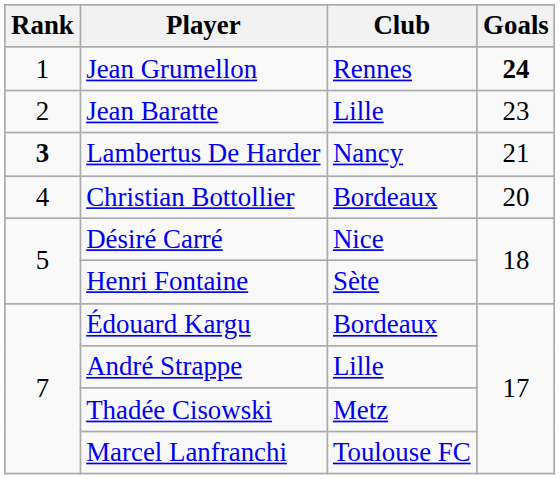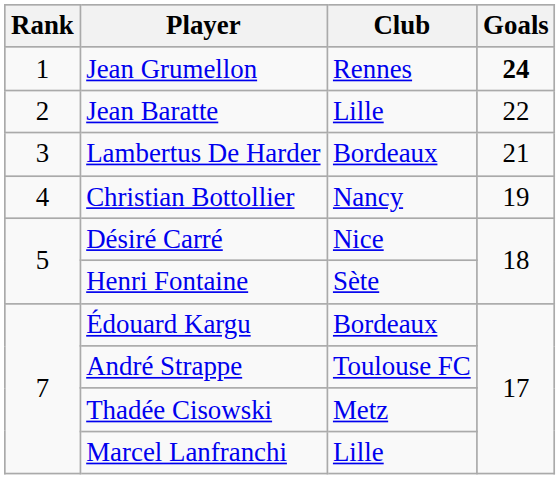(516, 111) 23 -> (516, 111) 22
(42, 153) bold -> (42, 153) normal
(368, 153) Nancy -> (385, 153) Bordeaux
(385, 196) Bordeaux -> (368, 196) Nancy
(516, 196) 20 -> (516, 196) 19
(358, 366) Lille -> (402, 366) Toulouse FC
(402, 452) Toulouse FC -> (358, 452) Lille
